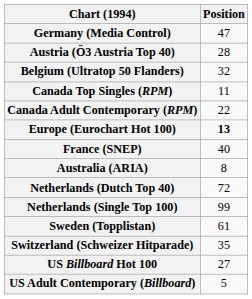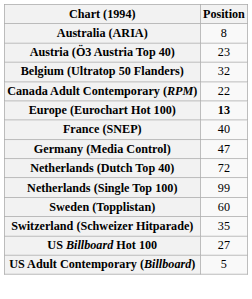rows swapped: (102, 168) <-> (102, 33)
(224, 52) 28 -> (224, 52) 23
- row: (102, 91)
(224, 226) 61 -> (224, 206) 60
